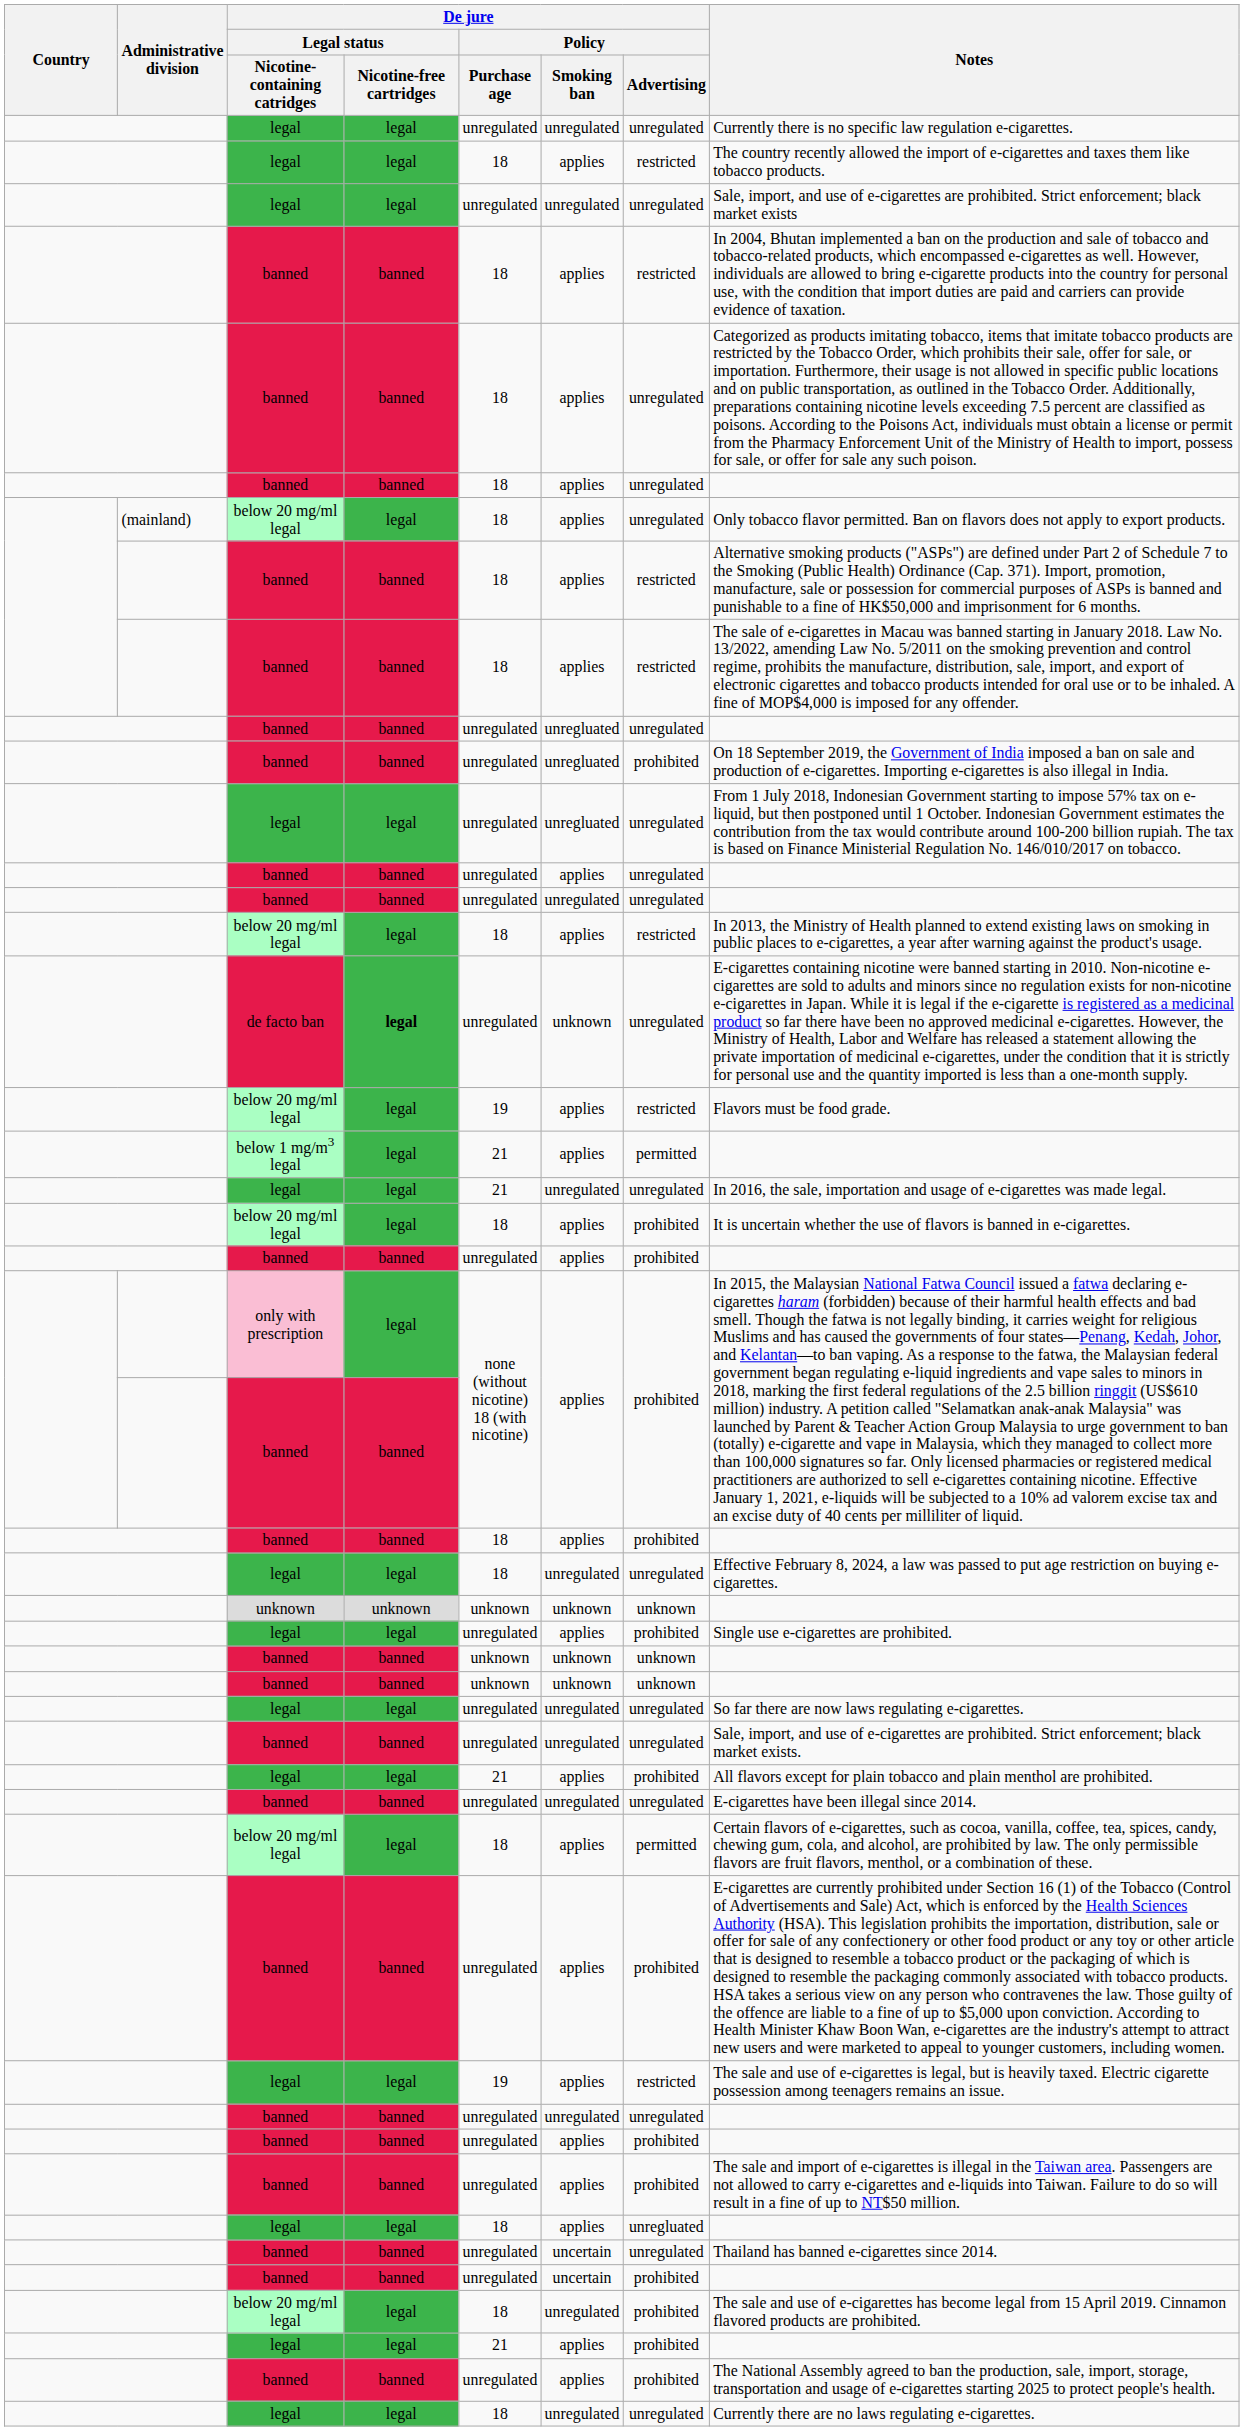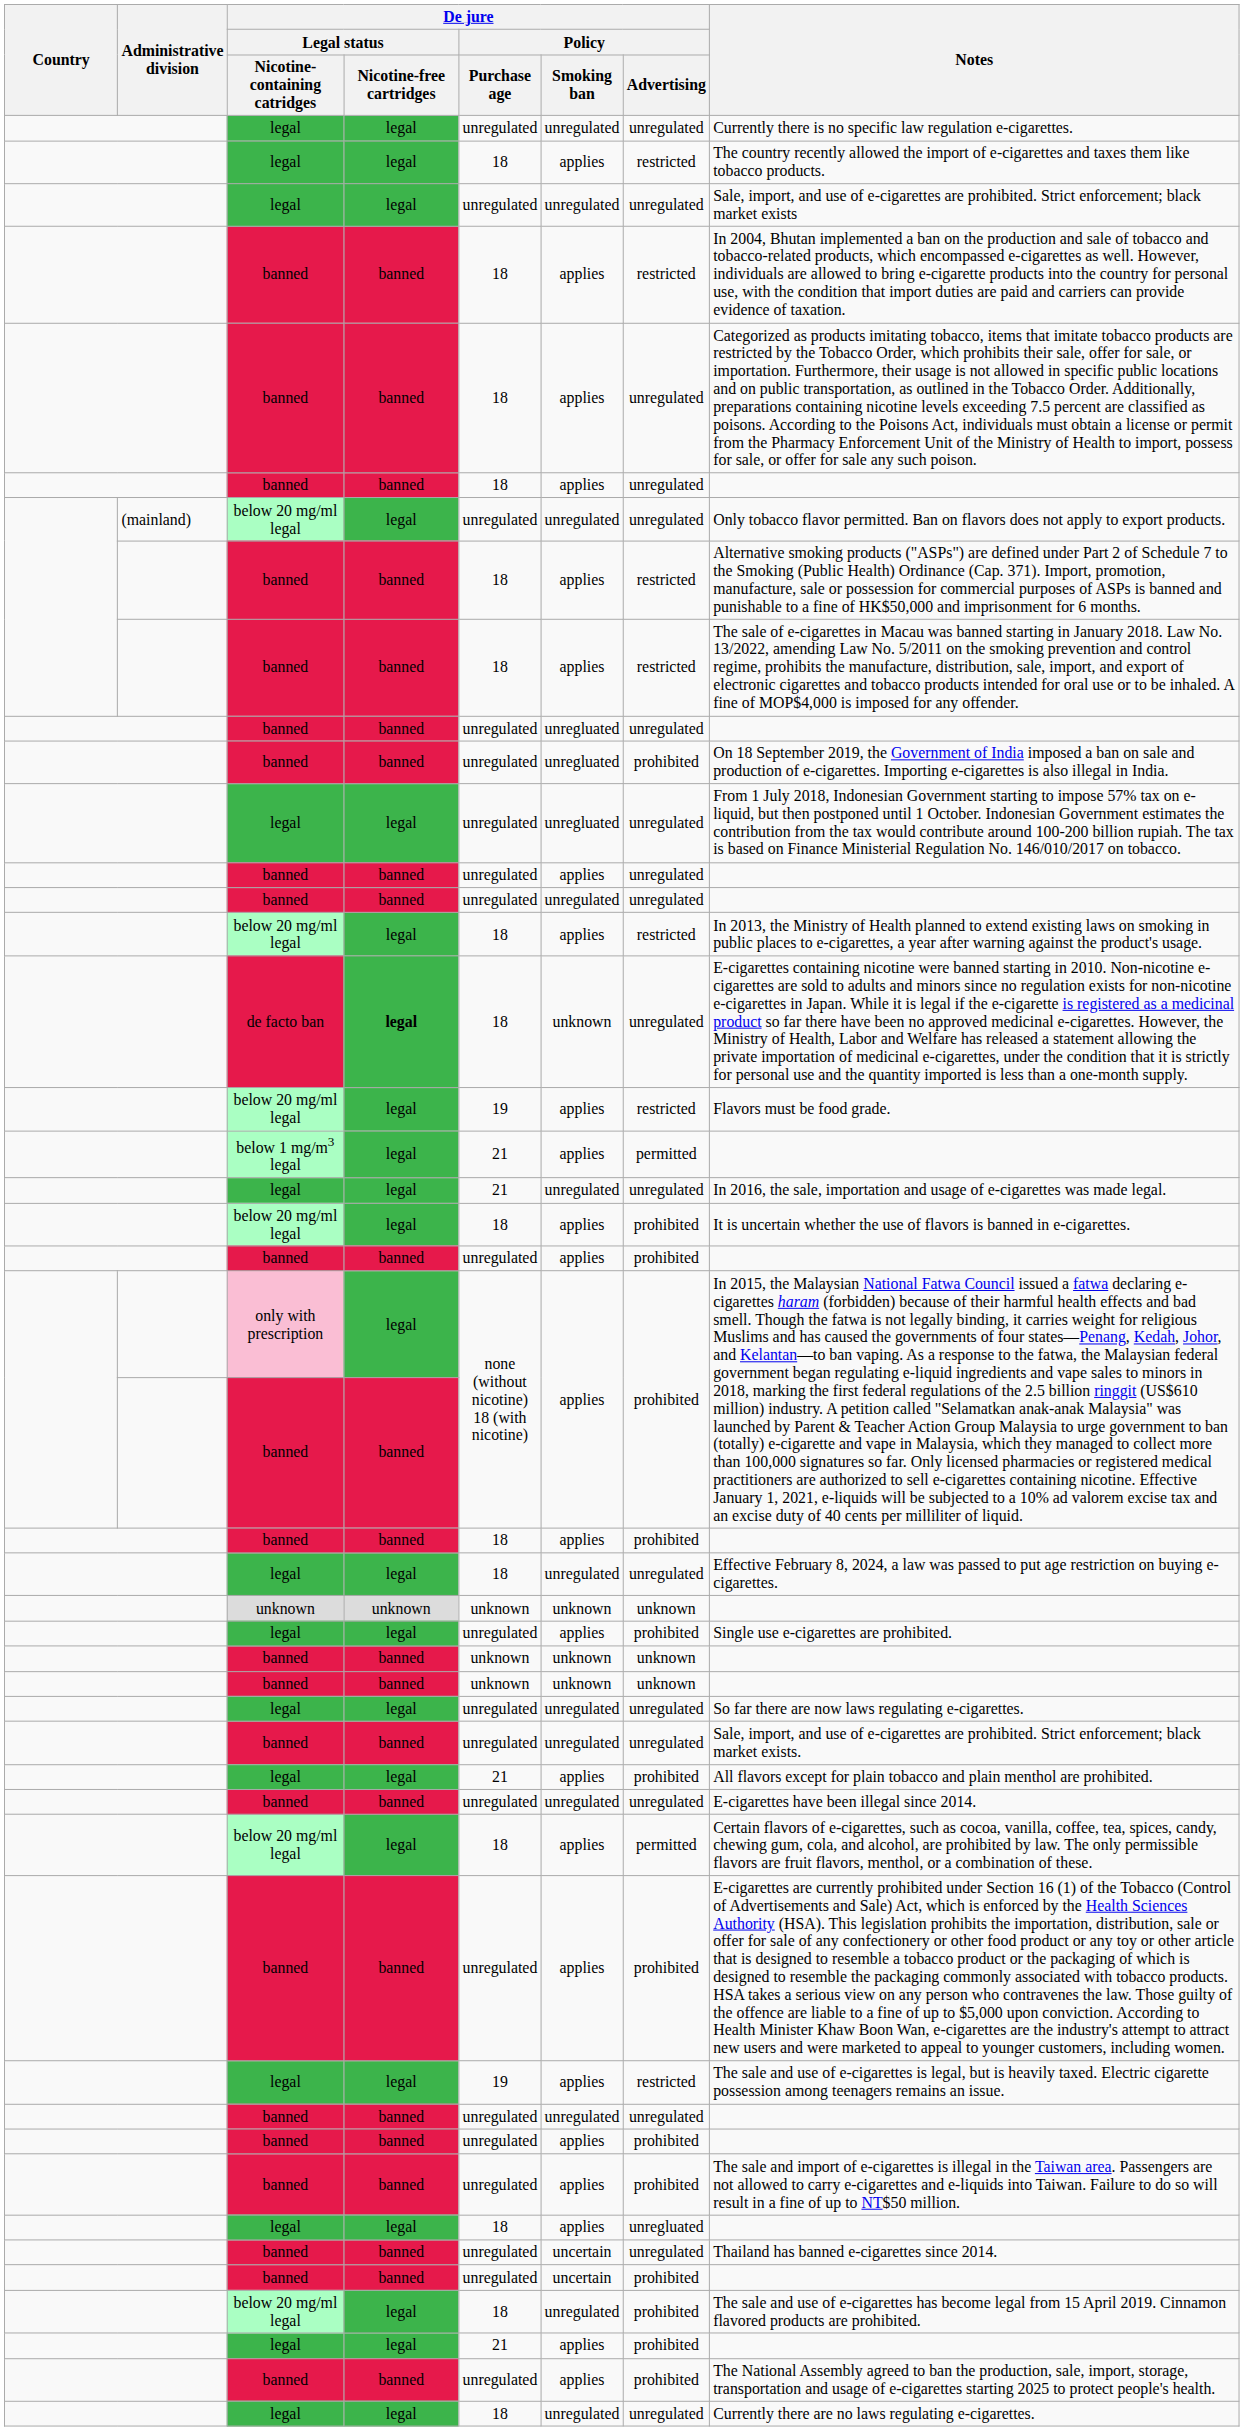(500, 519) 18 -> (500, 519) unregulated
(582, 519) applies -> (582, 519) unregulated
(500, 1021) unregulated -> (500, 1021) 18
